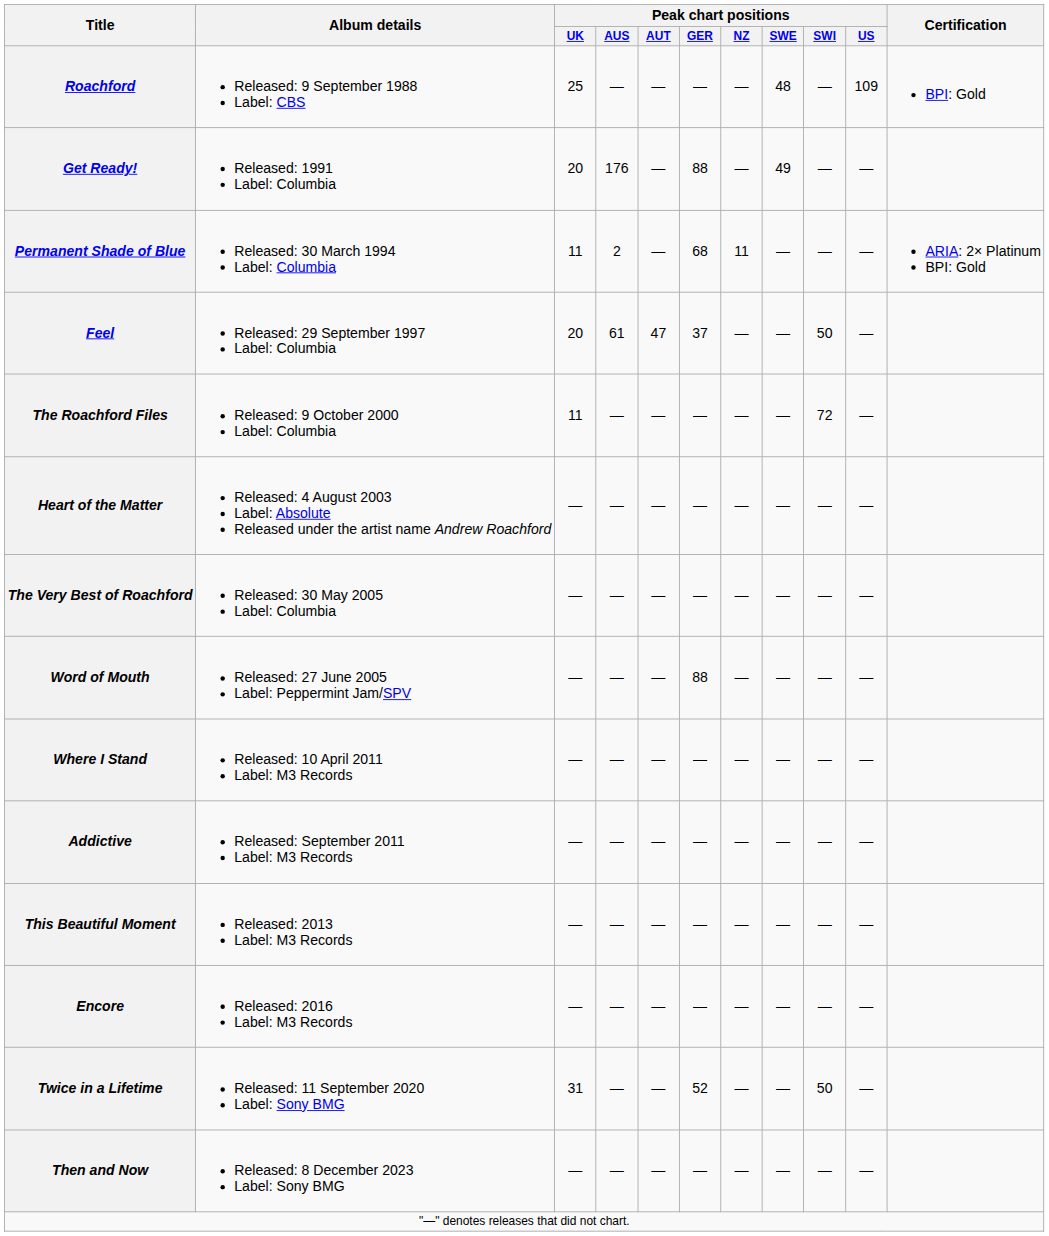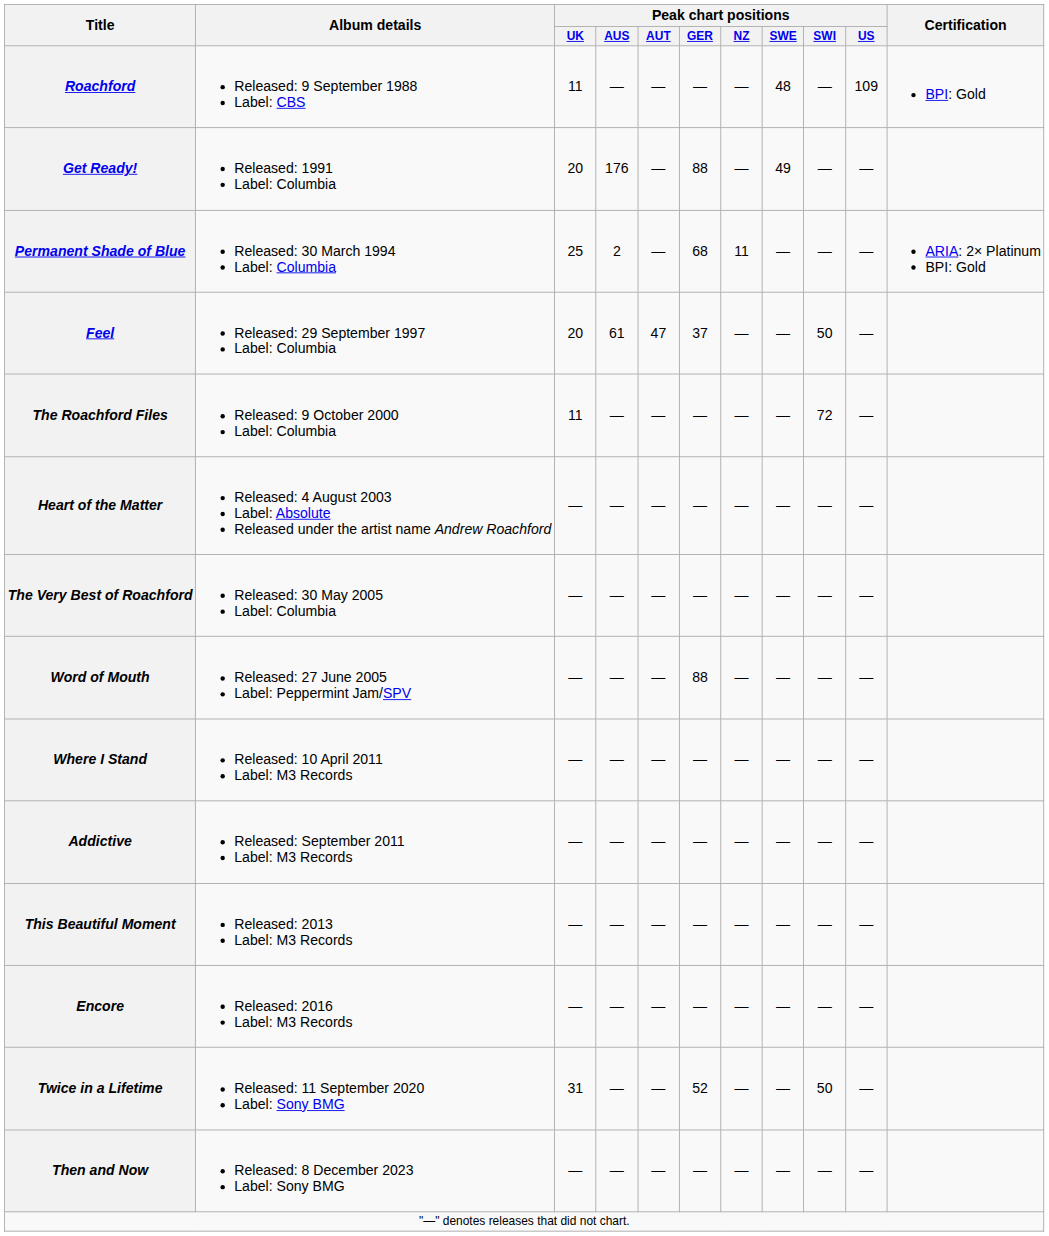(575, 86) 25 -> (575, 86) 11
(575, 251) 11 -> (575, 251) 25
